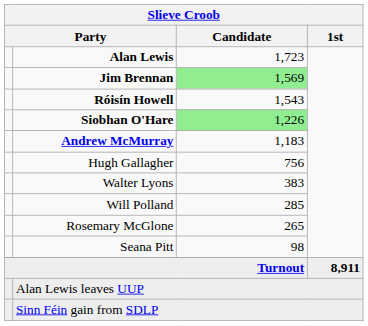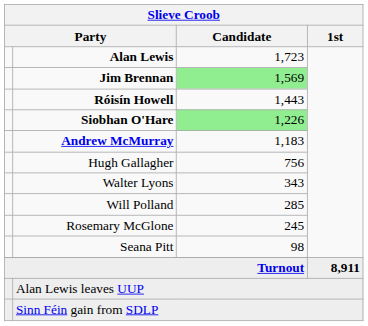(289, 99) 1,543 -> (289, 99) 1,443
(294, 183) 383 -> (294, 183) 343
(294, 225) 265 -> (294, 225) 245
